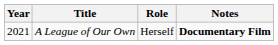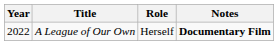(18, 31) 2021 -> (18, 31) 2022
